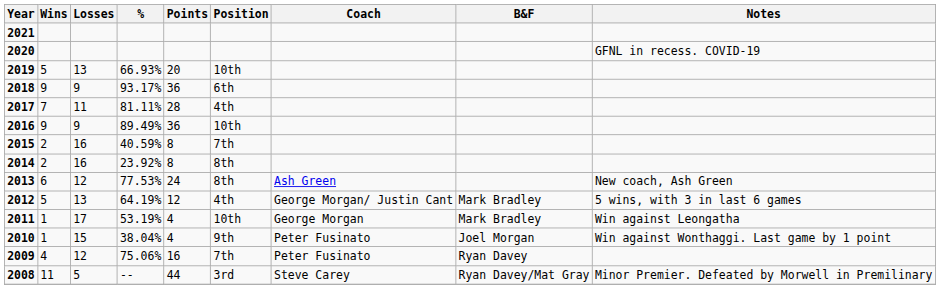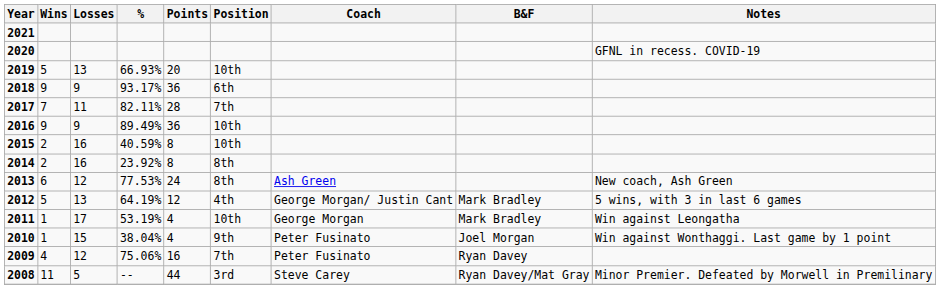(141, 107) 81.11% -> (141, 107) 82.11%
(224, 107) 4th -> (224, 107) 7th
(224, 144) 7th -> (227, 144) 10th
